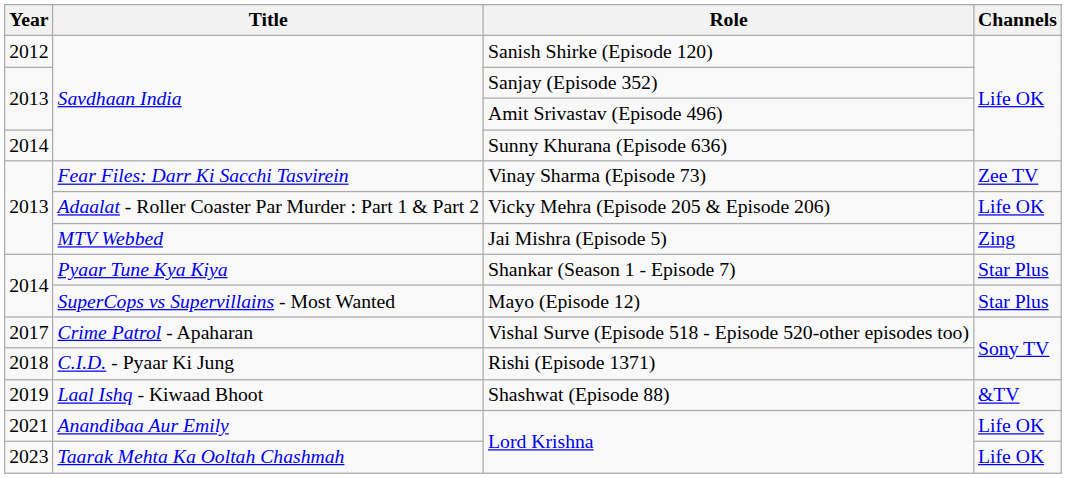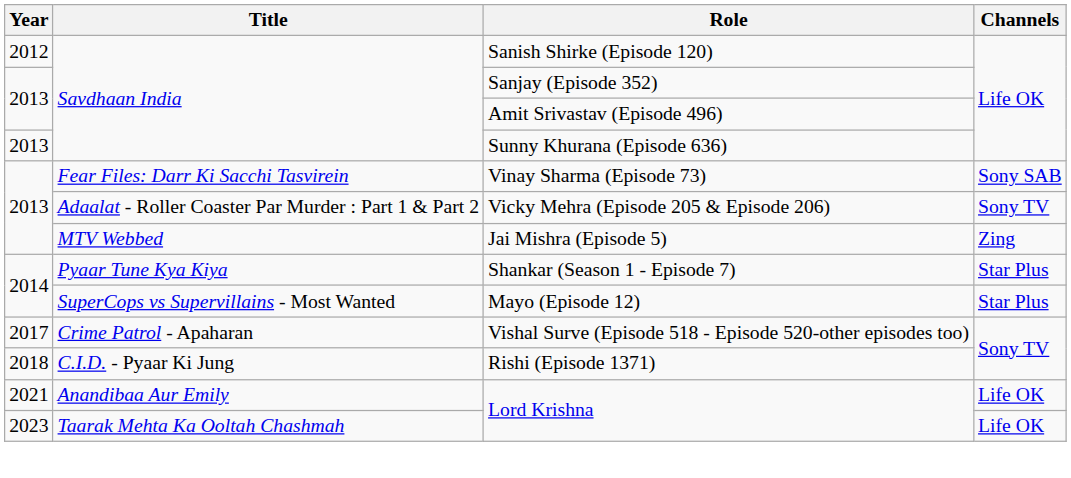(29, 144) 2014 -> (29, 144) 2013
(1008, 176) Zee TV -> (1020, 176) Sony SAB
(1011, 207) Life OK -> (1014, 207) Sony TV
- row: (160, 394)
